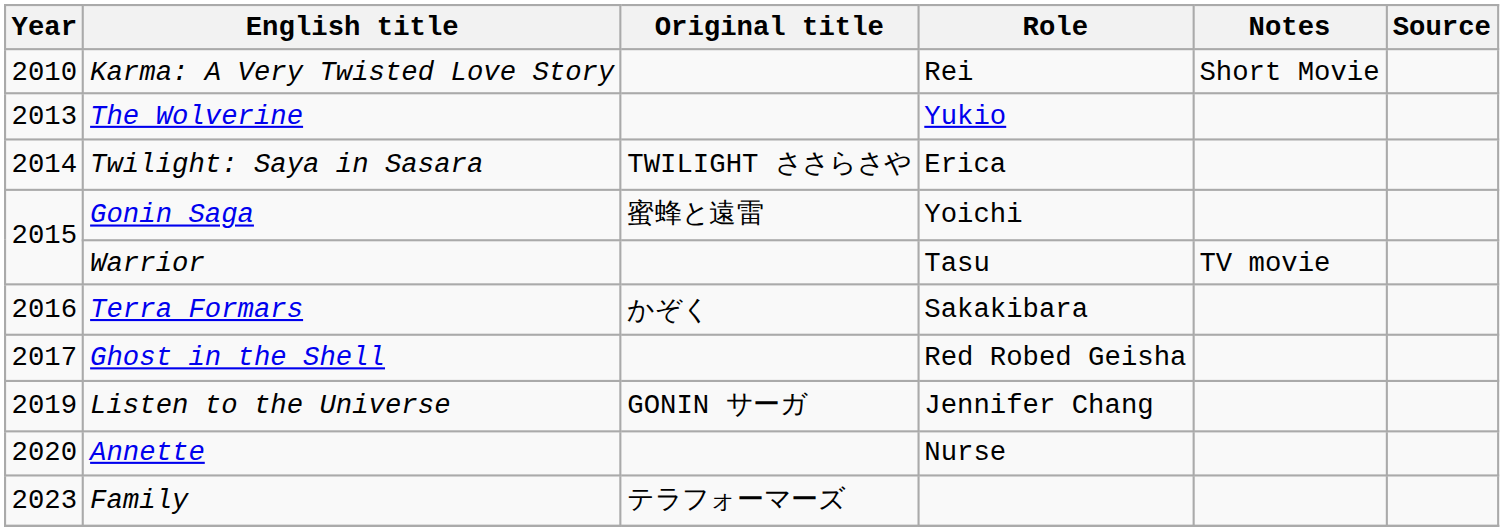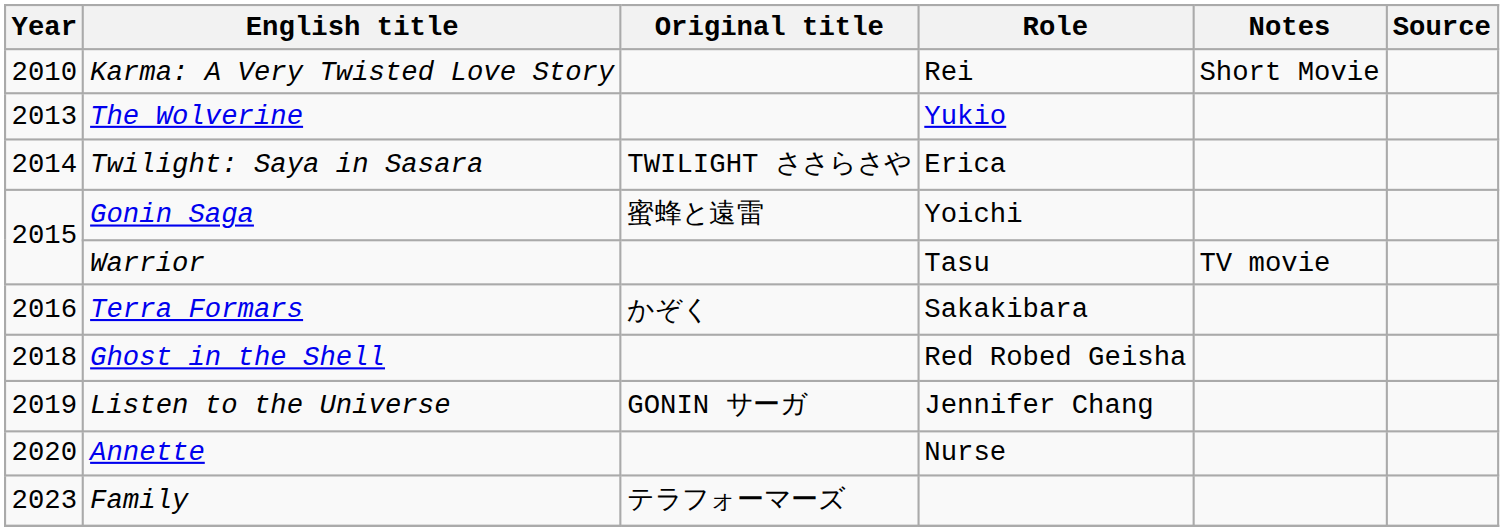(44, 358) 2017 -> (44, 358) 2018
